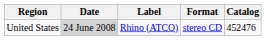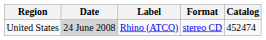(241, 27) 452476 -> (241, 27) 452474
